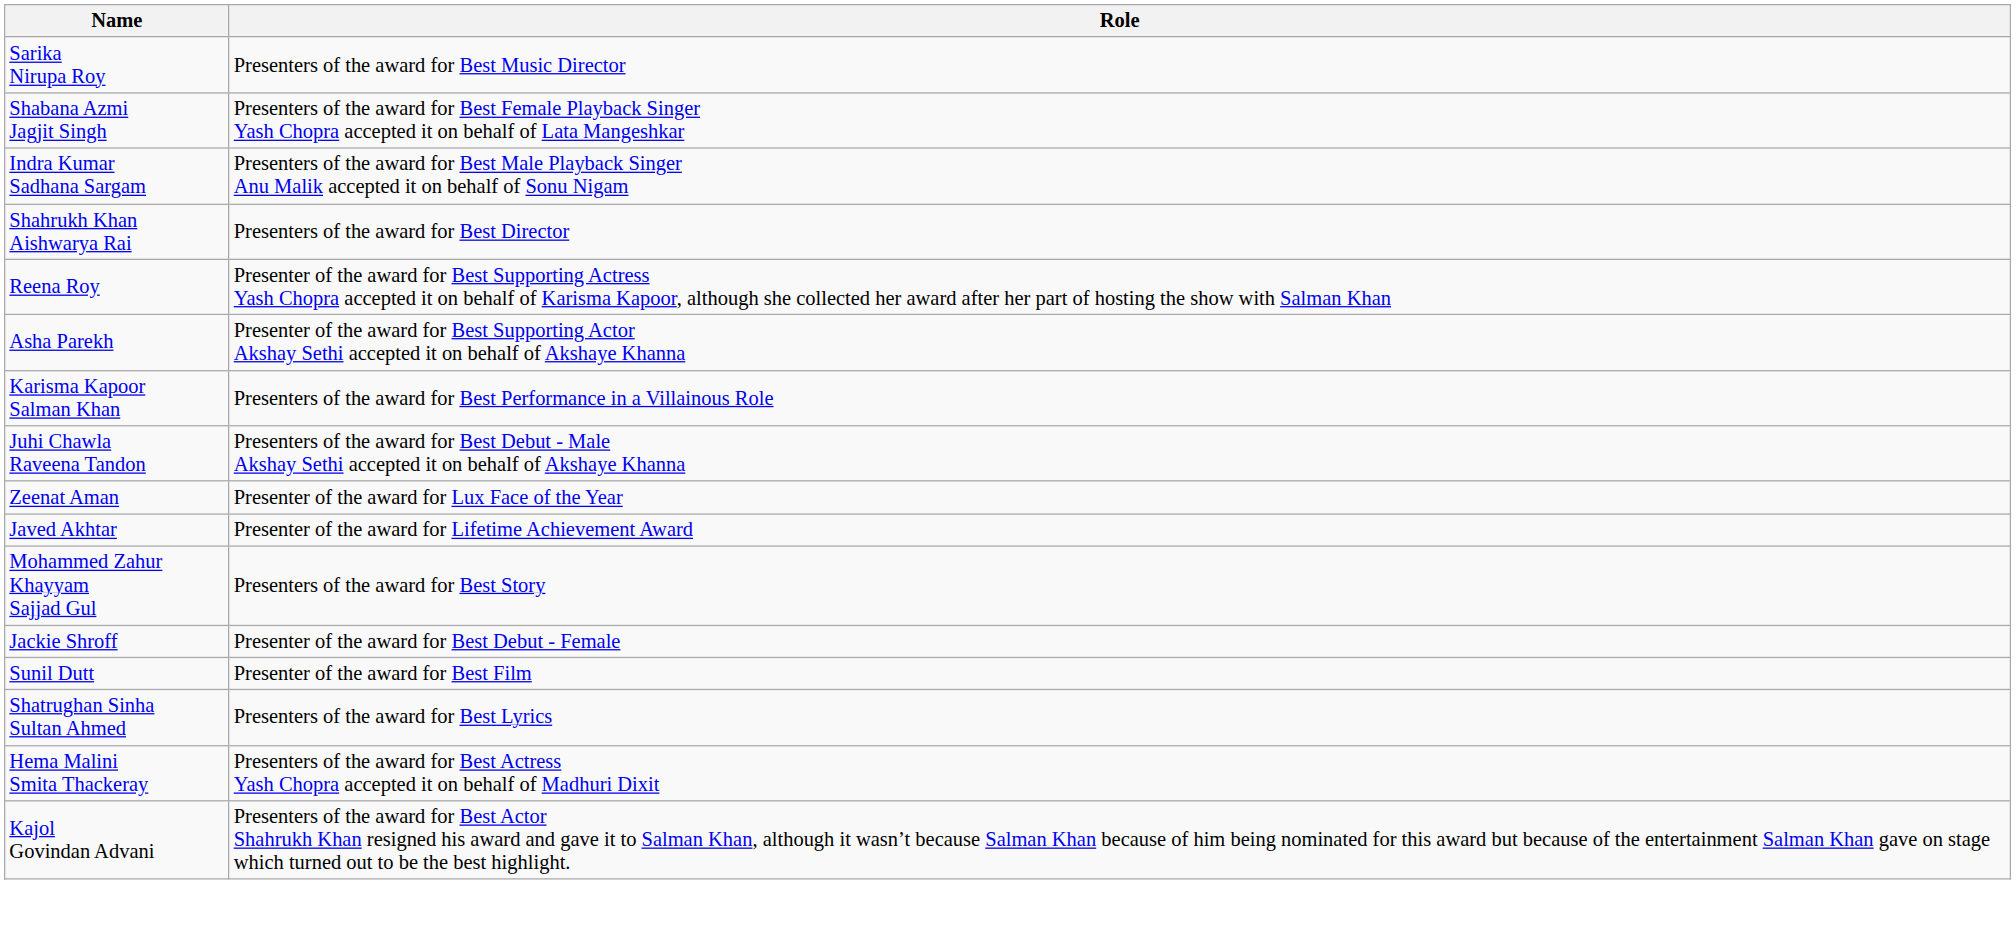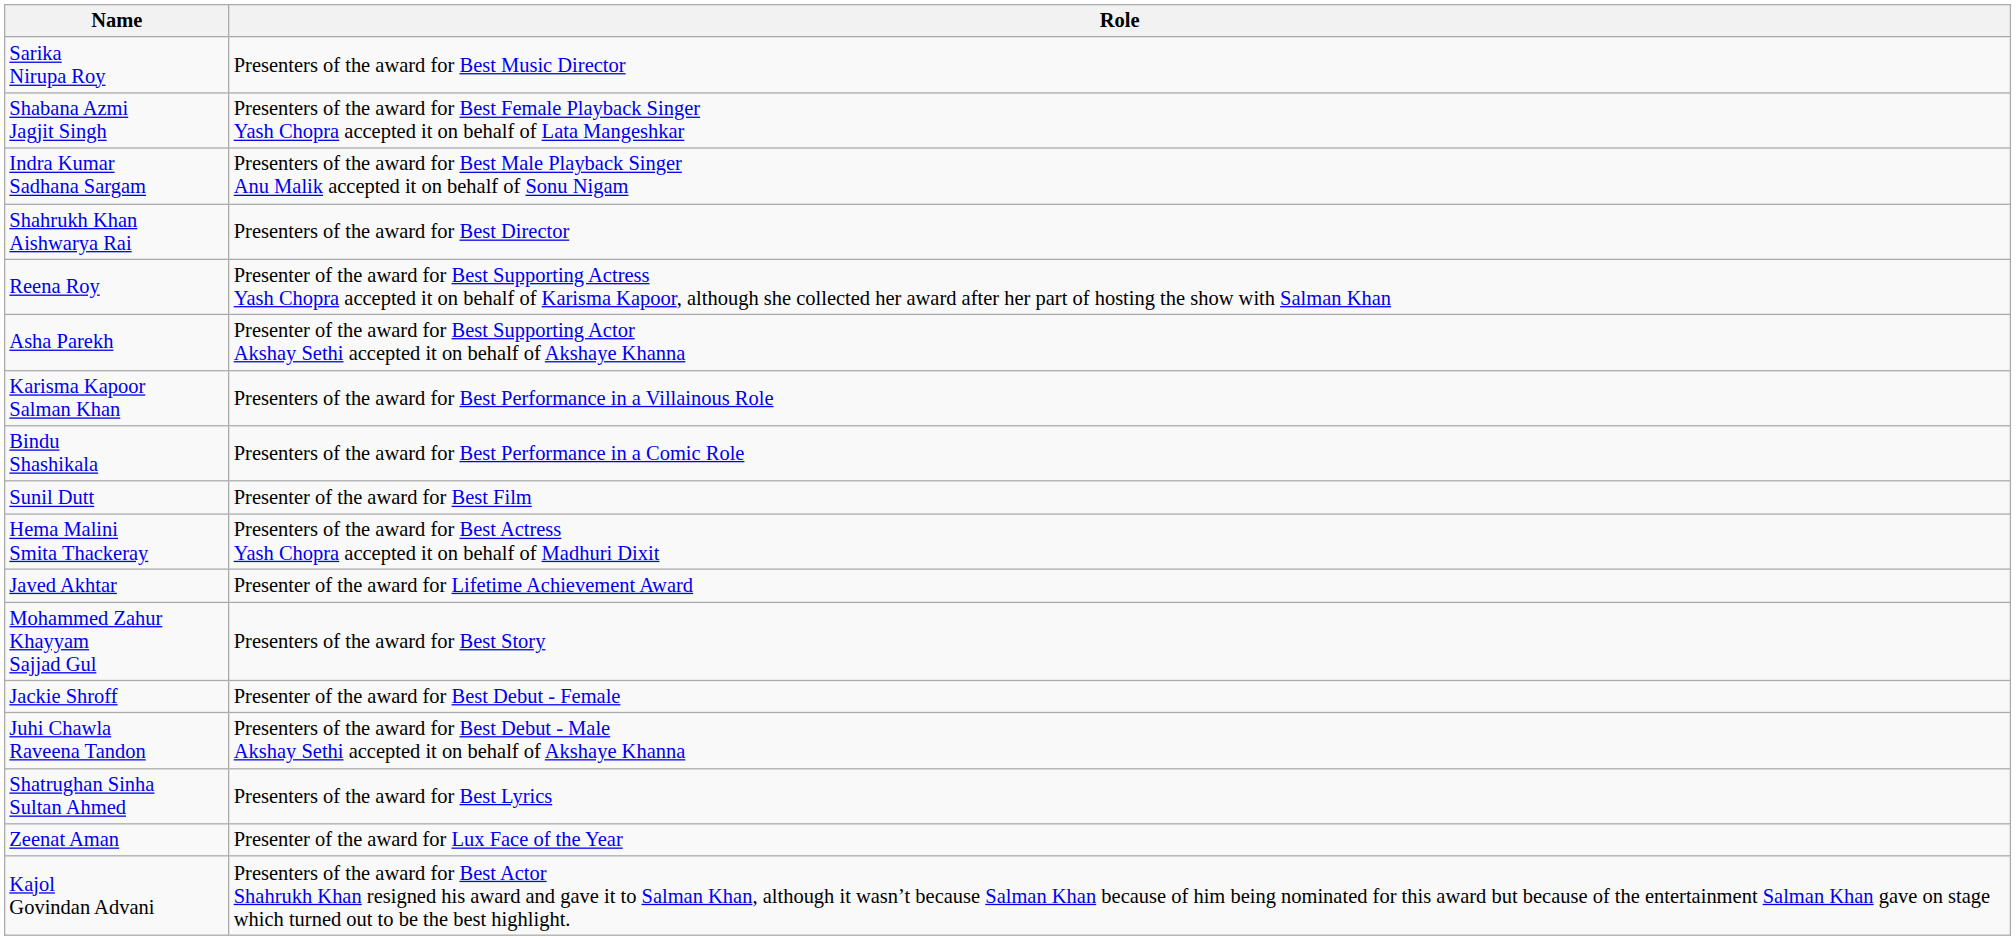+ row: (54, 453)
rows swapped: (52, 673) <-> (78, 453)
rows swapped: (64, 497) <-> (79, 772)
